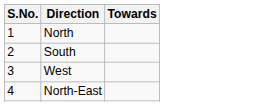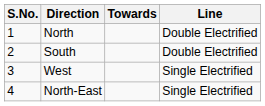+ column: (210, 14)
